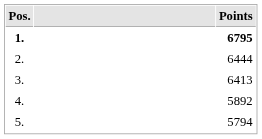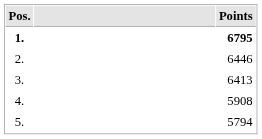(240, 59) 6444 -> (240, 59) 6446
(240, 101) 5892 -> (240, 101) 5908
